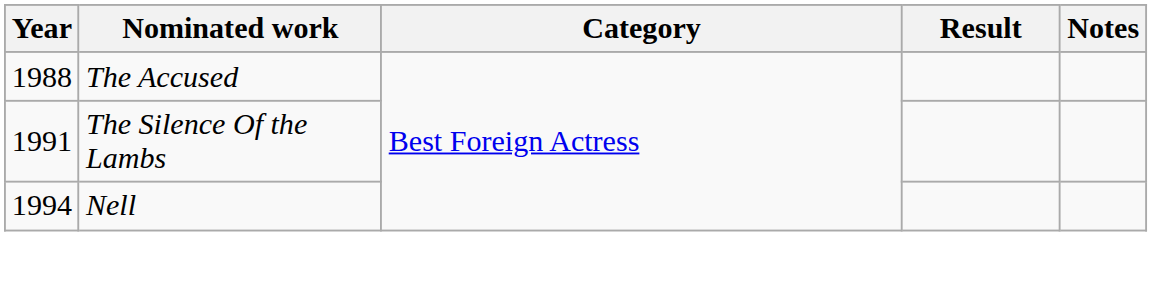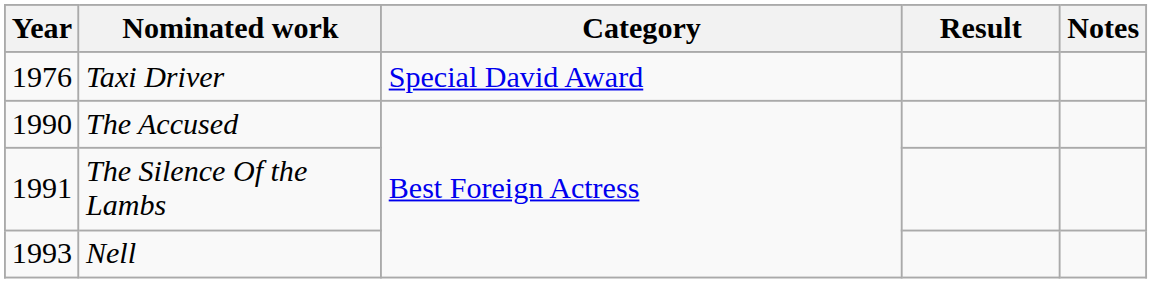+ row: (155, 76)
(42, 76) 1988 -> (42, 123) 1990
(42, 205) 1994 -> (42, 253) 1993
